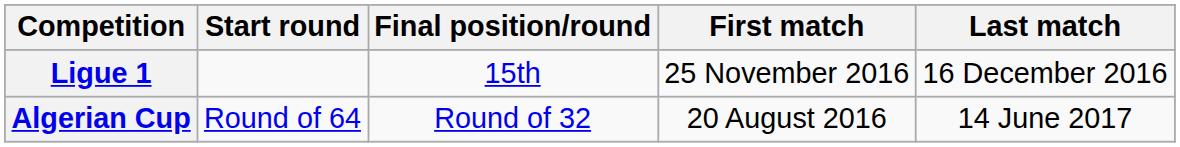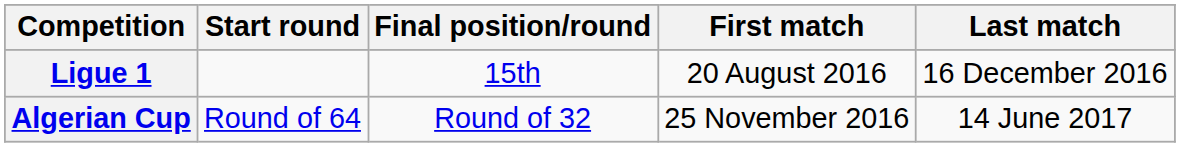(787, 73) 25 November 2016 -> (787, 73) 20 August 2016
(787, 118) 20 August 2016 -> (787, 118) 25 November 2016
